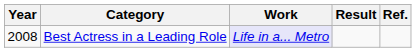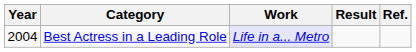(22, 36) 2008 -> (22, 36) 2004
